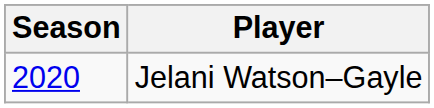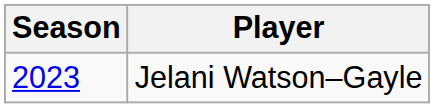(46, 77) 2020 -> (46, 77) 2023
